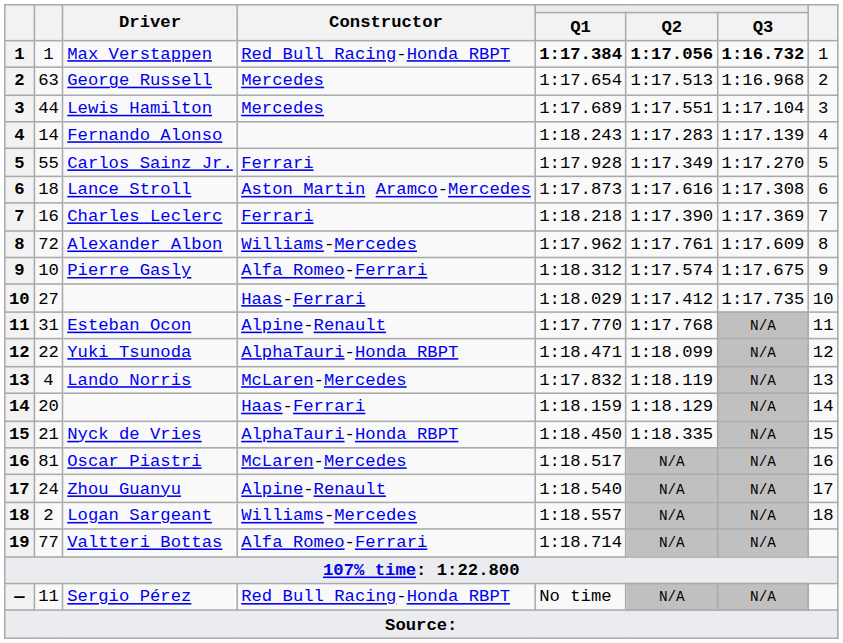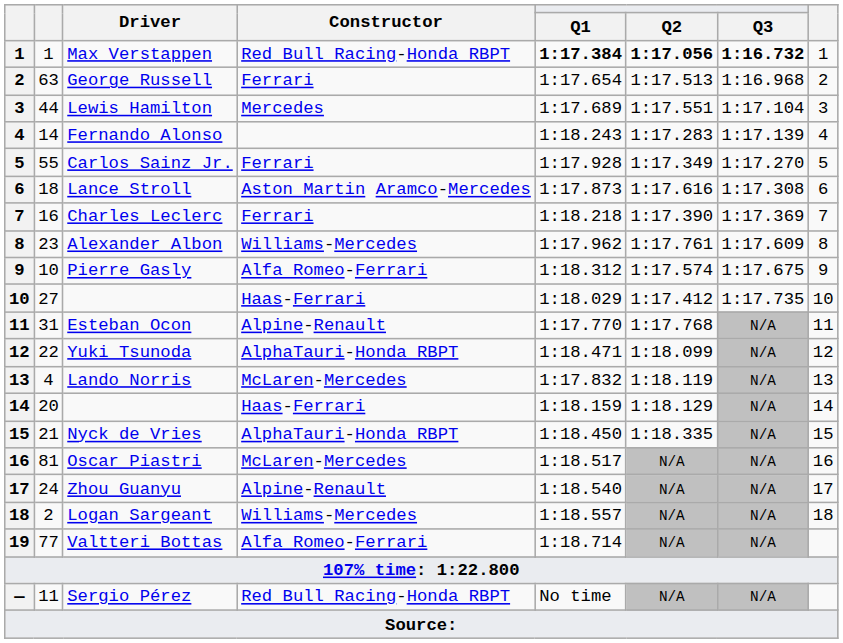(283, 81) Mercedes -> (277, 81) Ferrari
(48, 244) 72 -> (48, 244) 23
